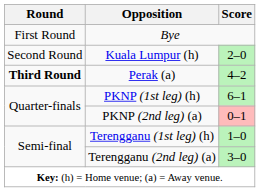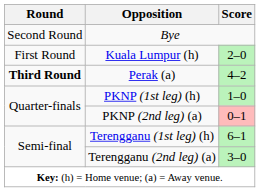(45, 34) First Round -> (45, 34) Second Round
(45, 55) Second Round -> (45, 55) First Round
(237, 95) 6–1 -> (237, 95) 1–0
(237, 136) 1–0 -> (237, 136) 6–1
